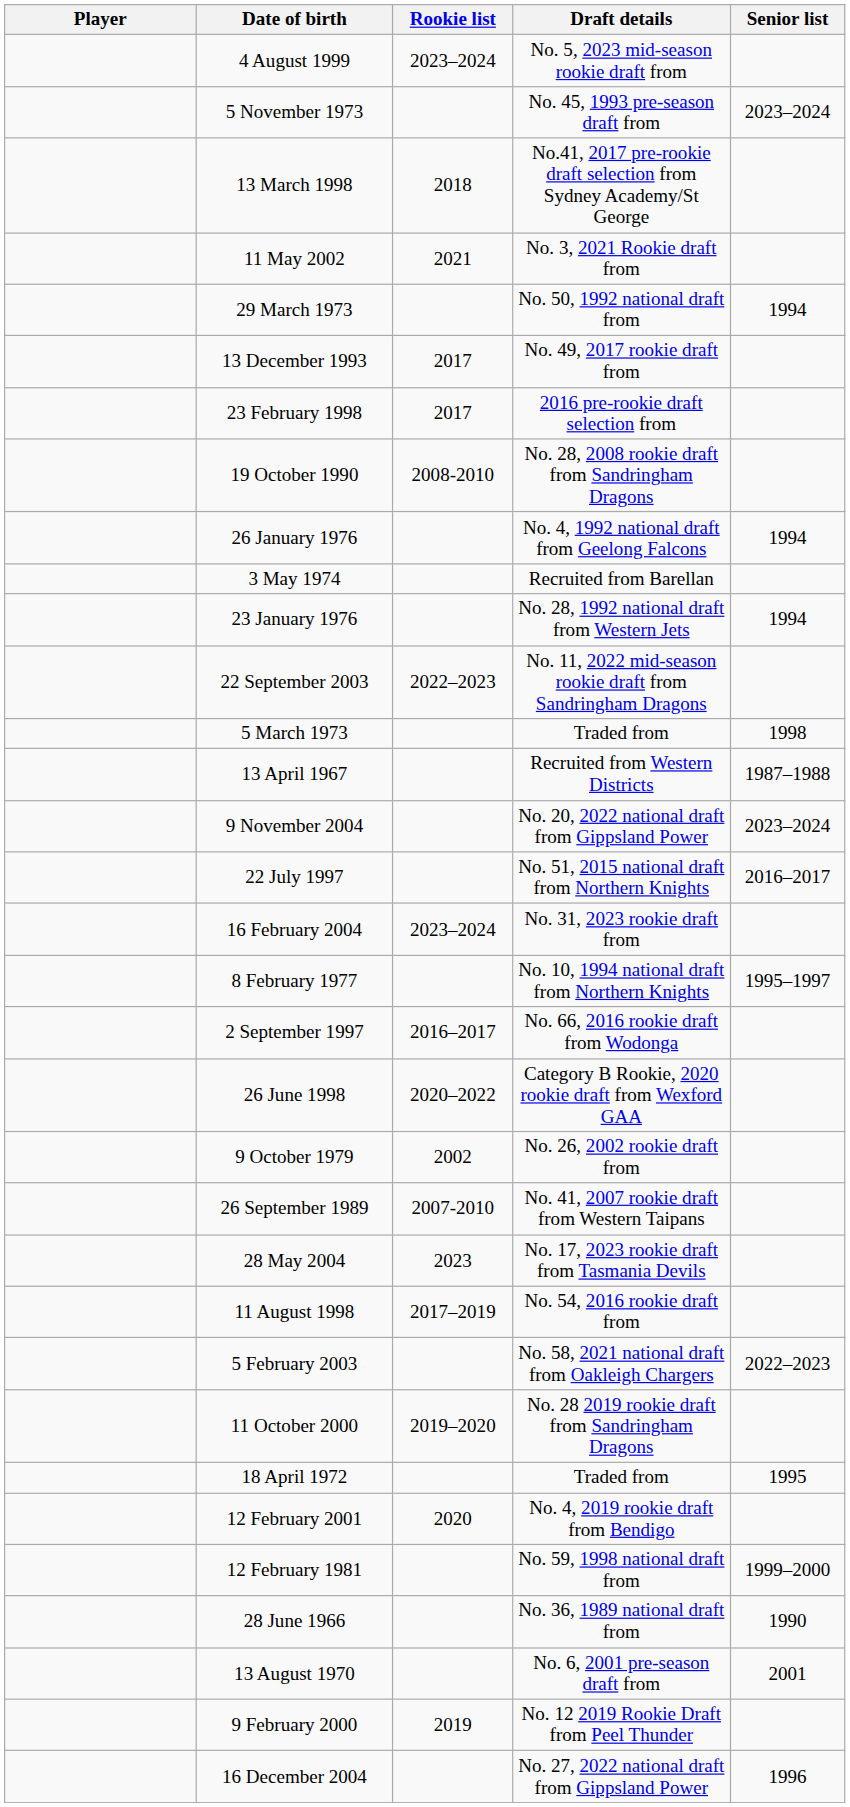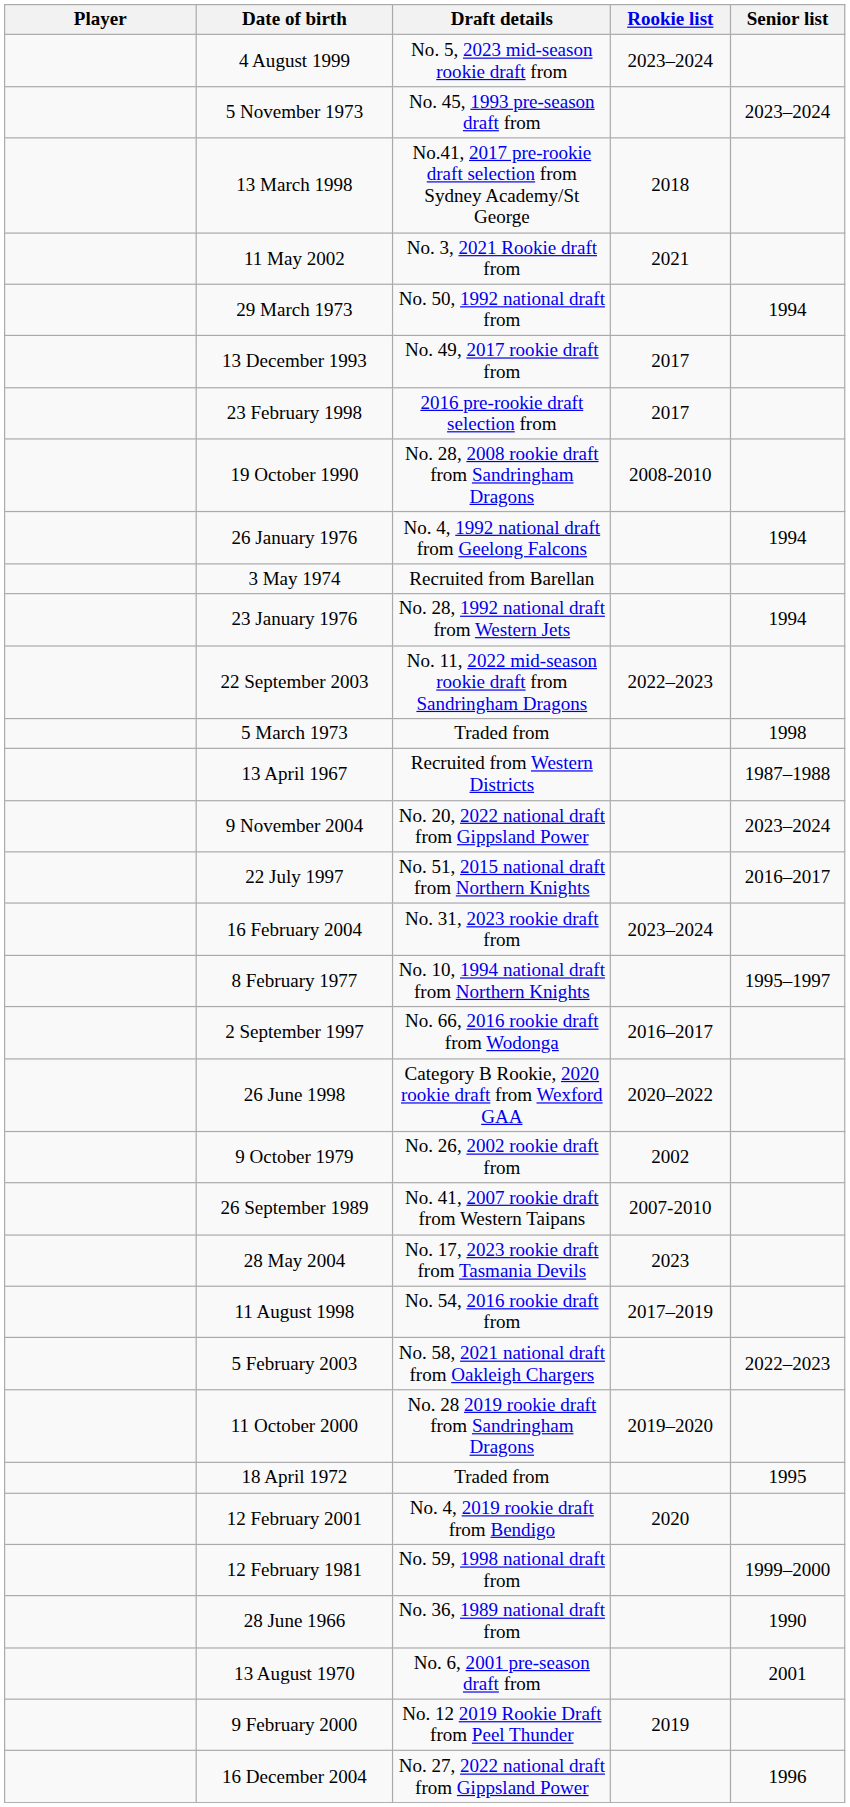columns swapped: (621, 19) <-> (453, 19)
